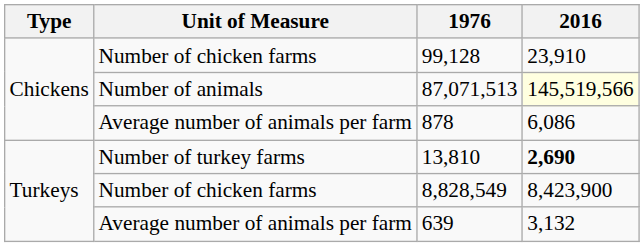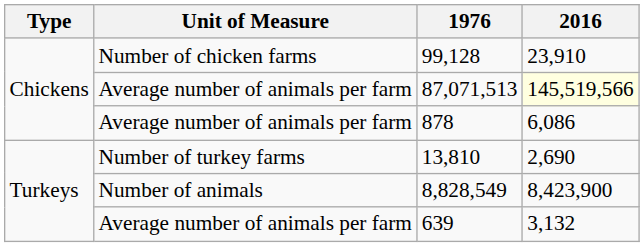(181, 88) Number of animals -> (255, 88) Average number of animals per farm
(551, 156) bold -> (551, 156) normal
(208, 190) Number of chicken farms -> (181, 190) Number of animals
